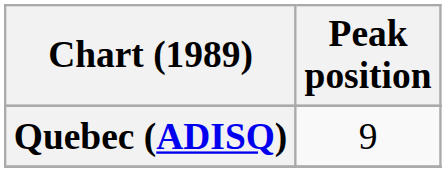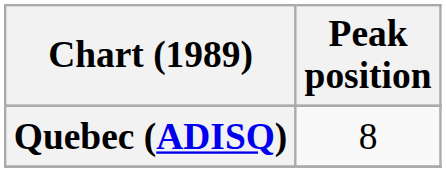(368, 135) 9 -> (368, 135) 8
